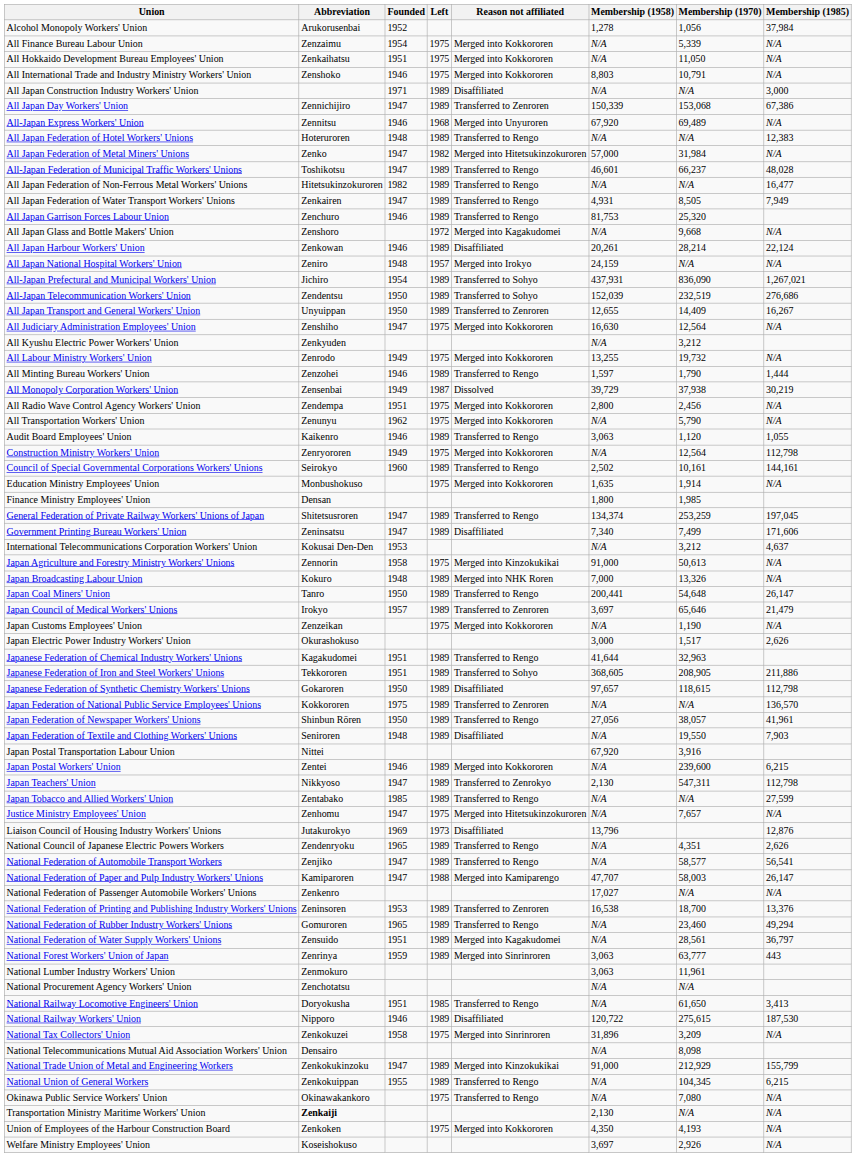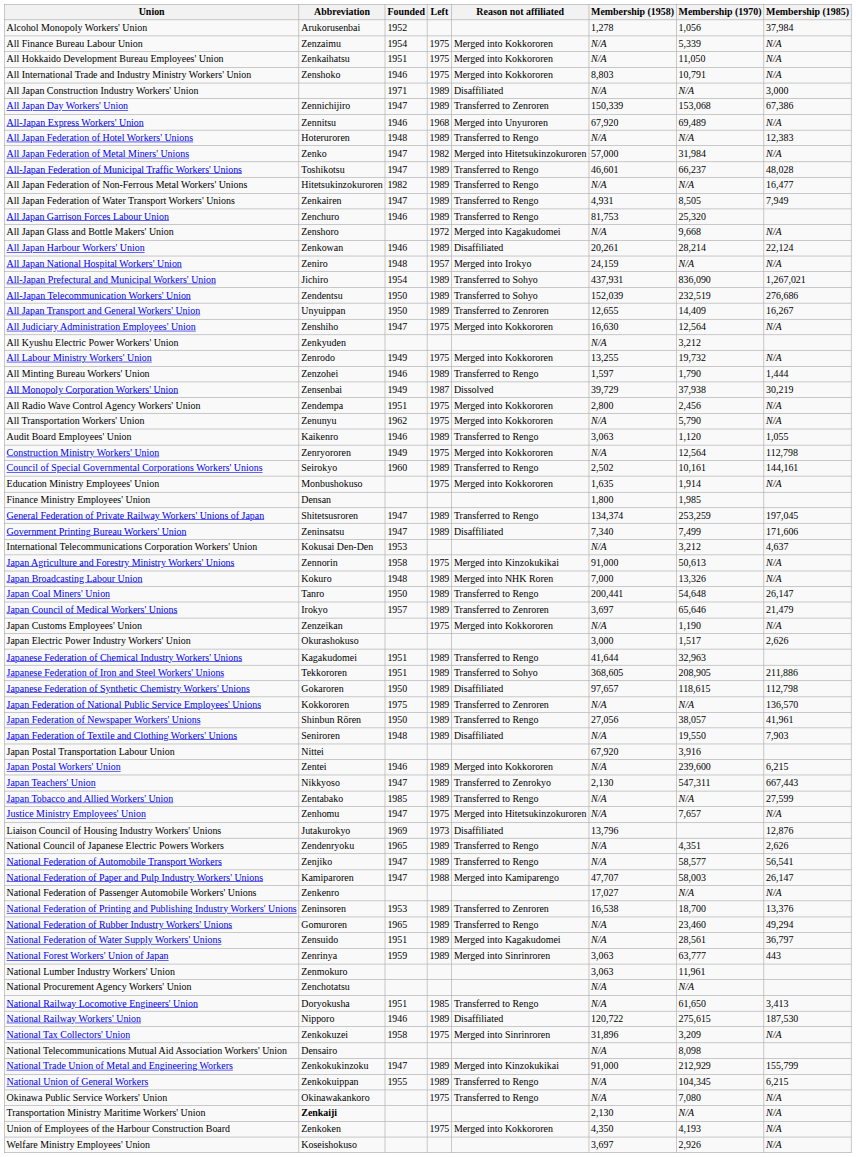(782, 783) 112,798 -> (782, 783) 667,443
